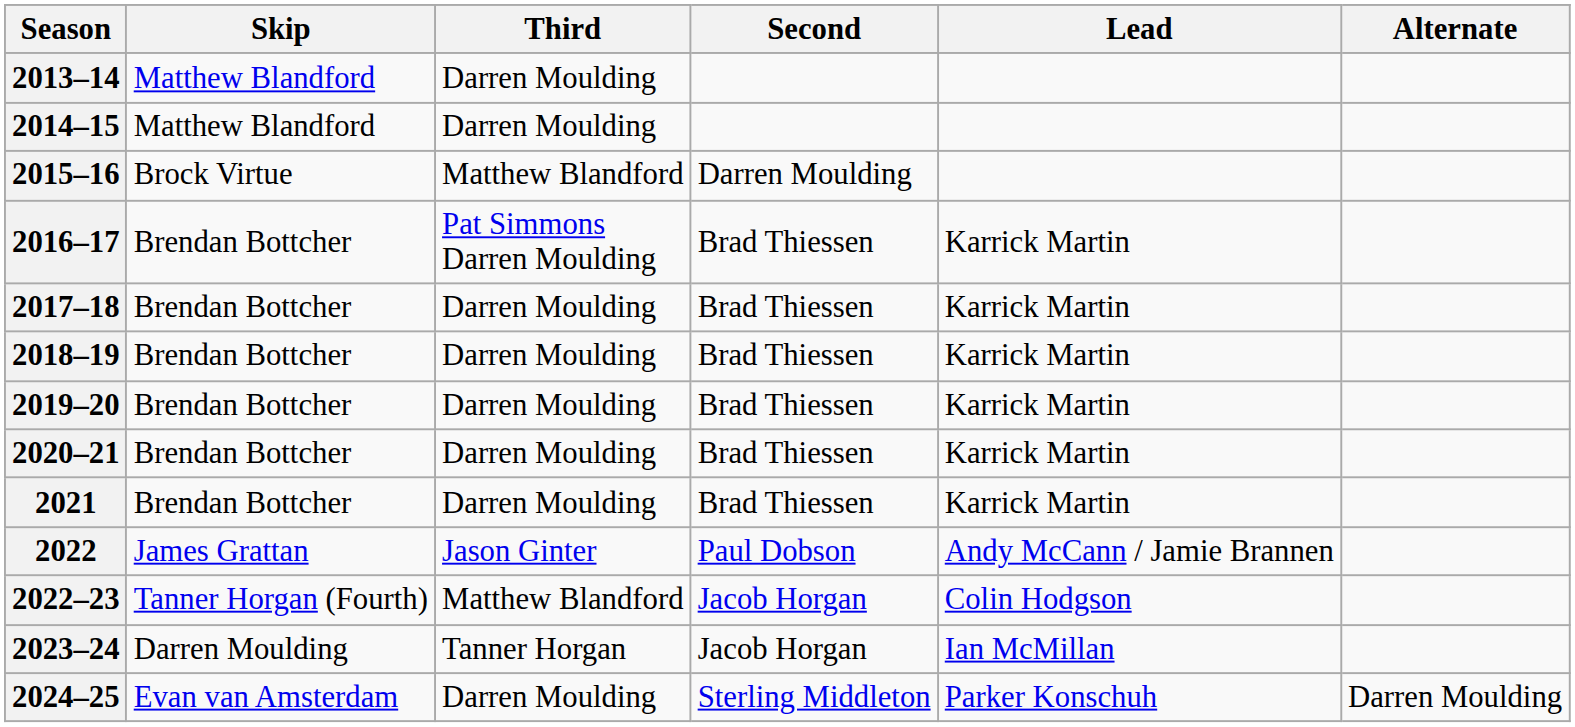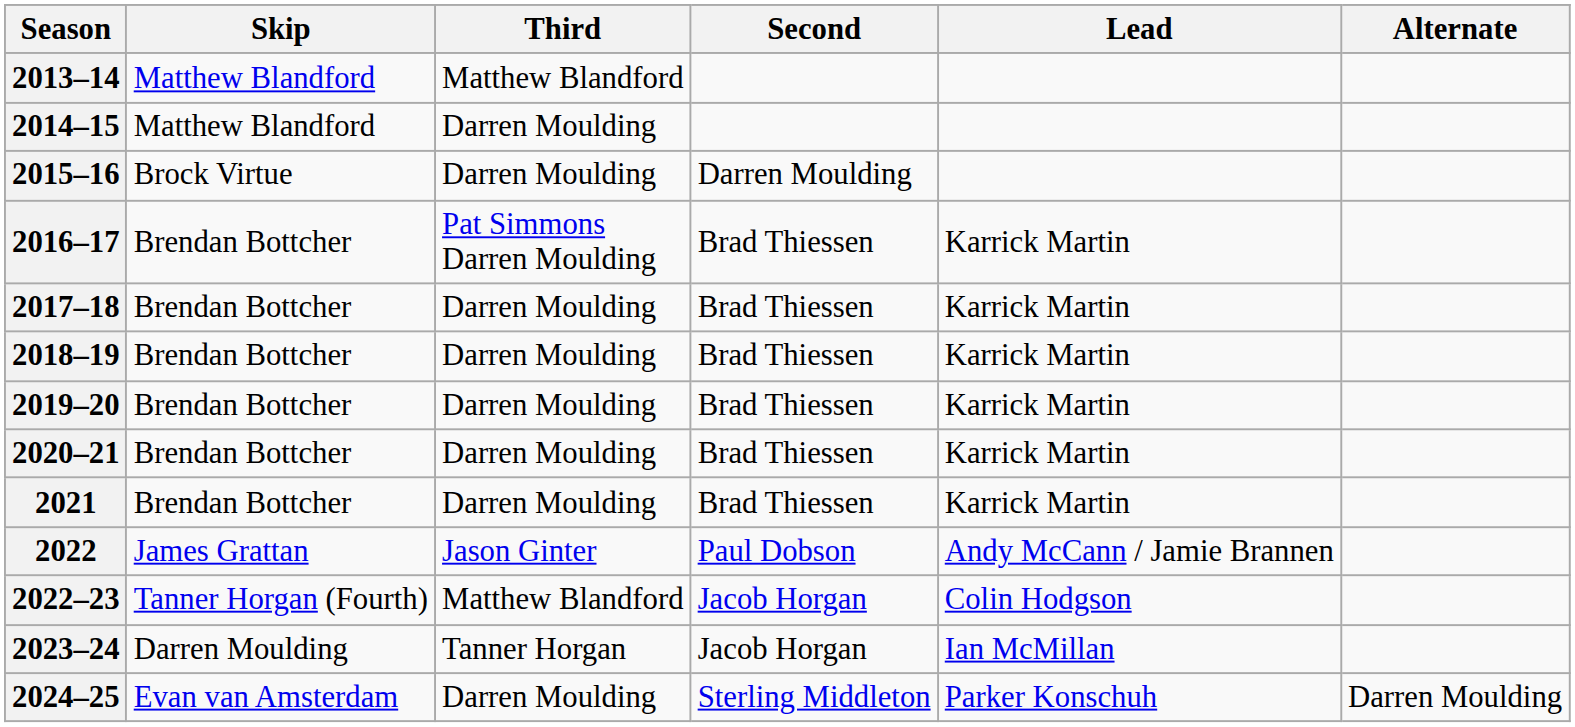(549, 77) Darren Moulding -> (563, 77) Matthew Blandford
(563, 175) Matthew Blandford -> (549, 175) Darren Moulding
